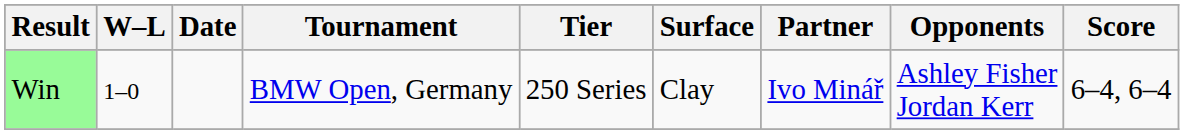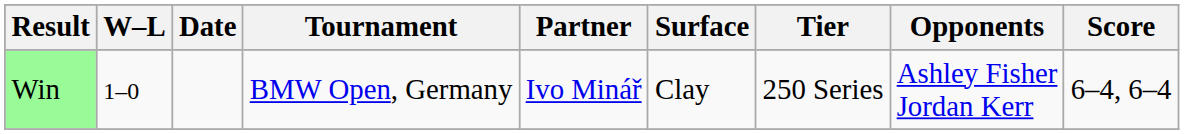columns swapped: (586, 27) <-> (825, 27)
